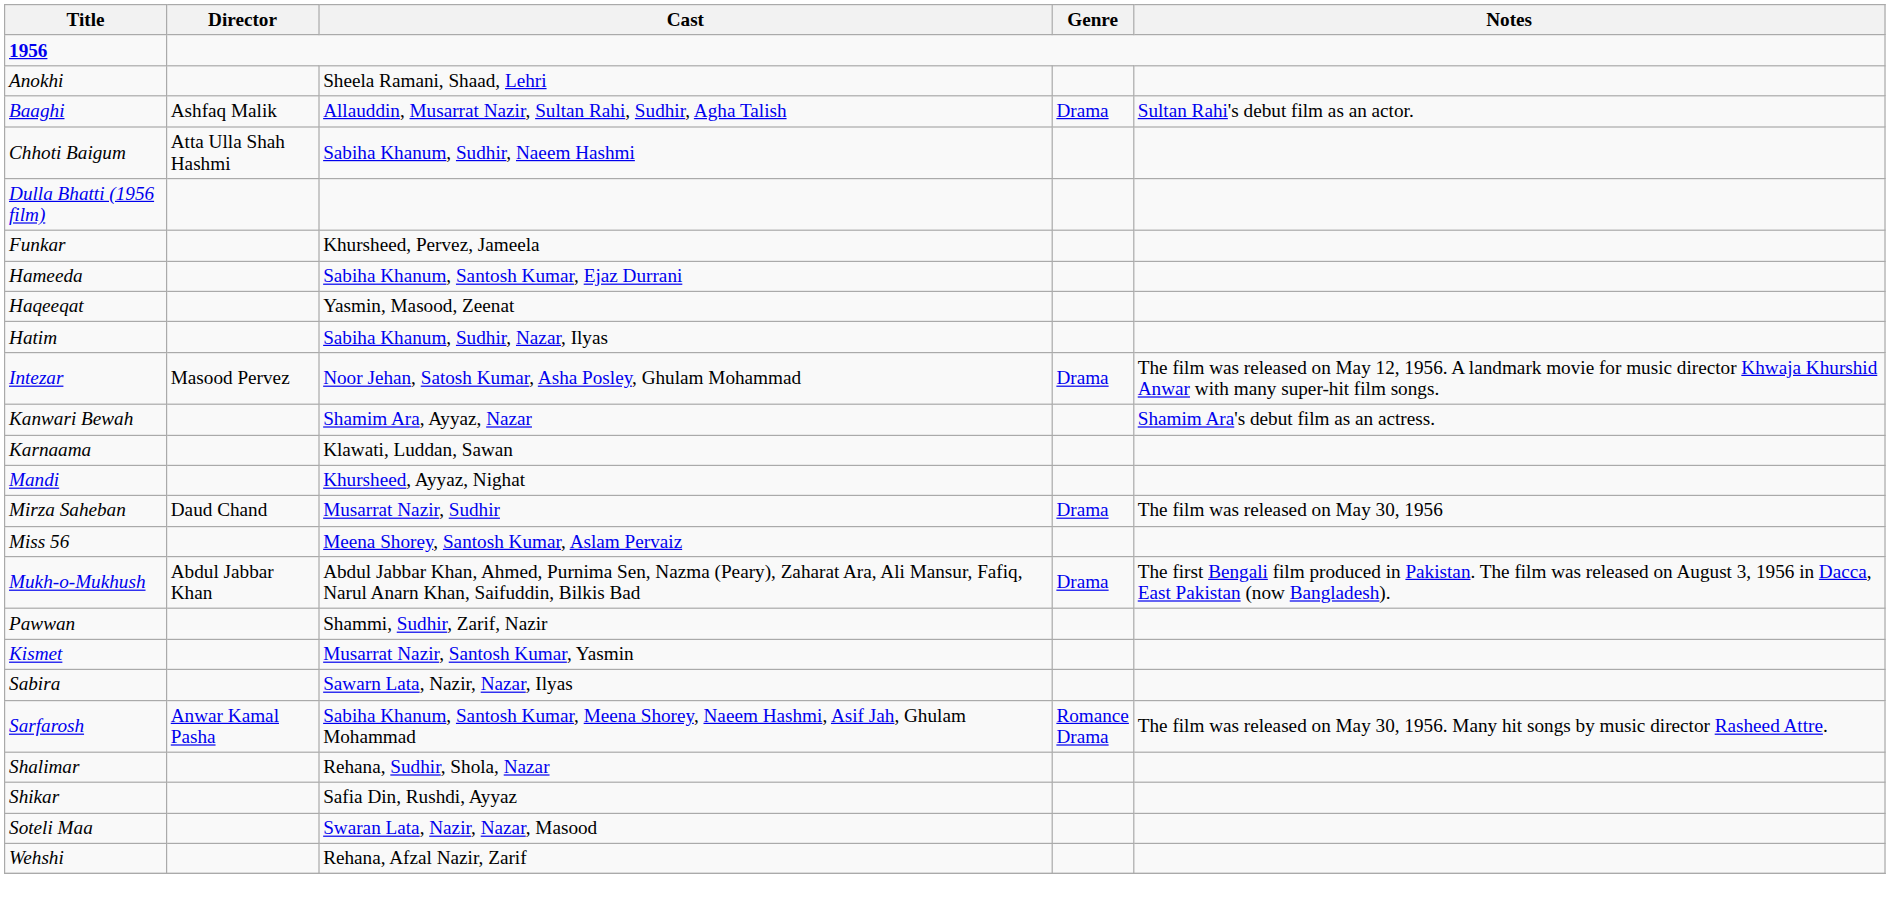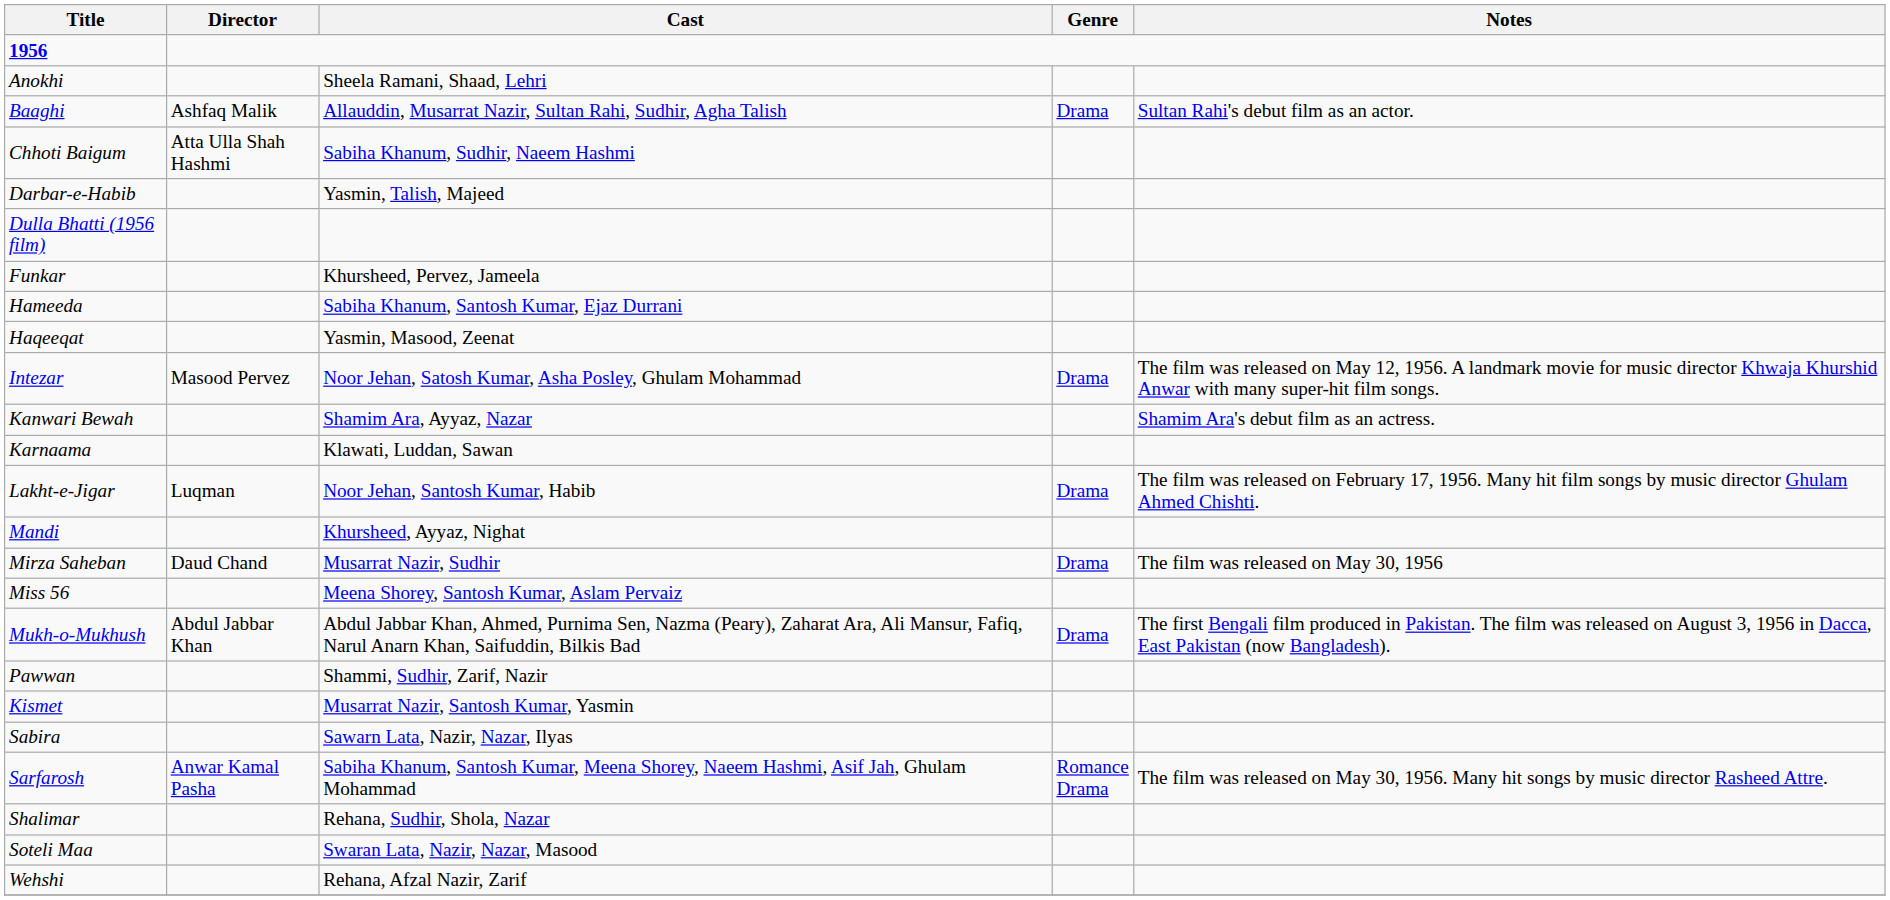+ row: (72, 193)
- row: (33, 336)
+ row: (62, 491)
- row: (34, 797)
